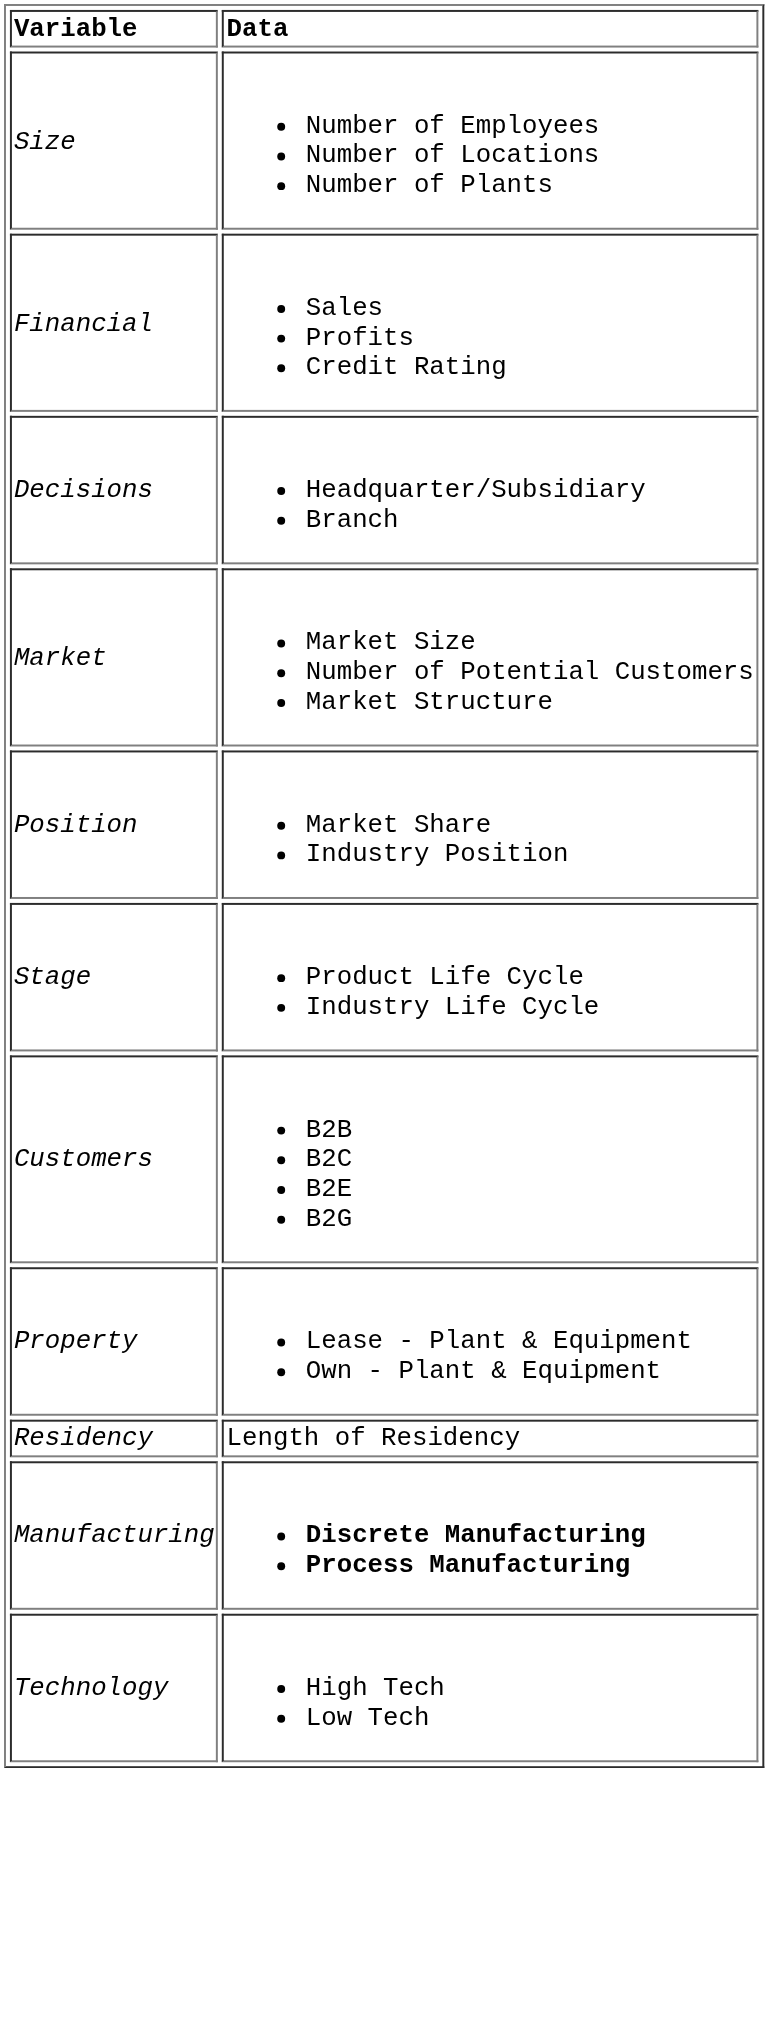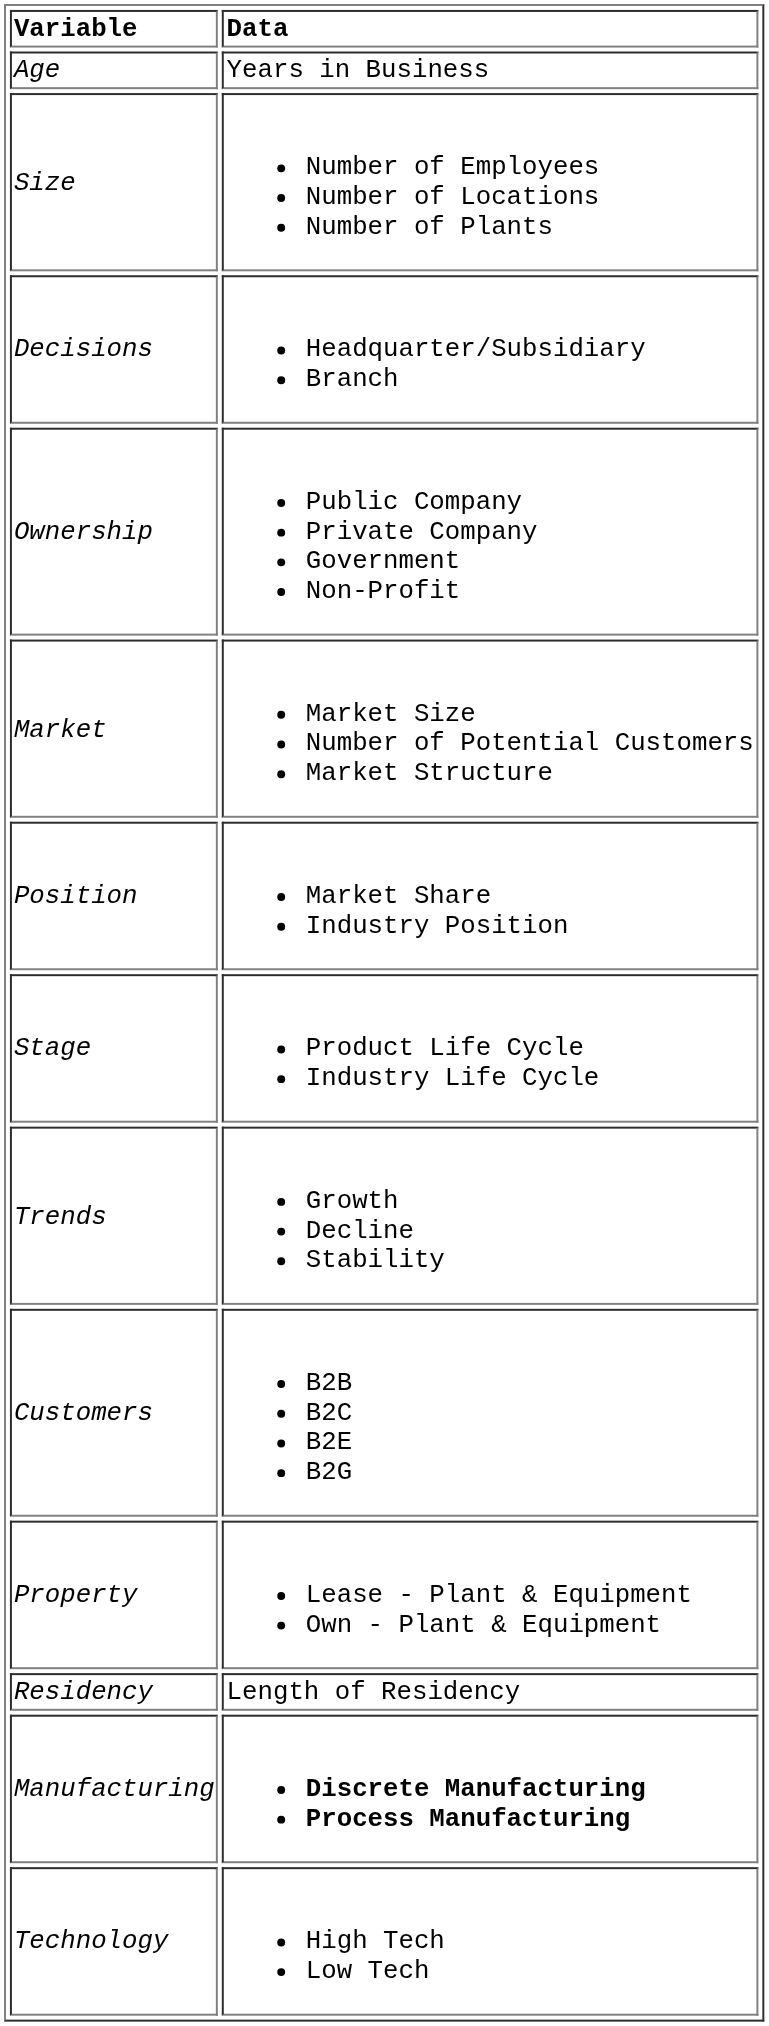+ row: (37, 70)
- row: (83, 323)
+ row: (83, 532)
+ row: (60, 1216)
